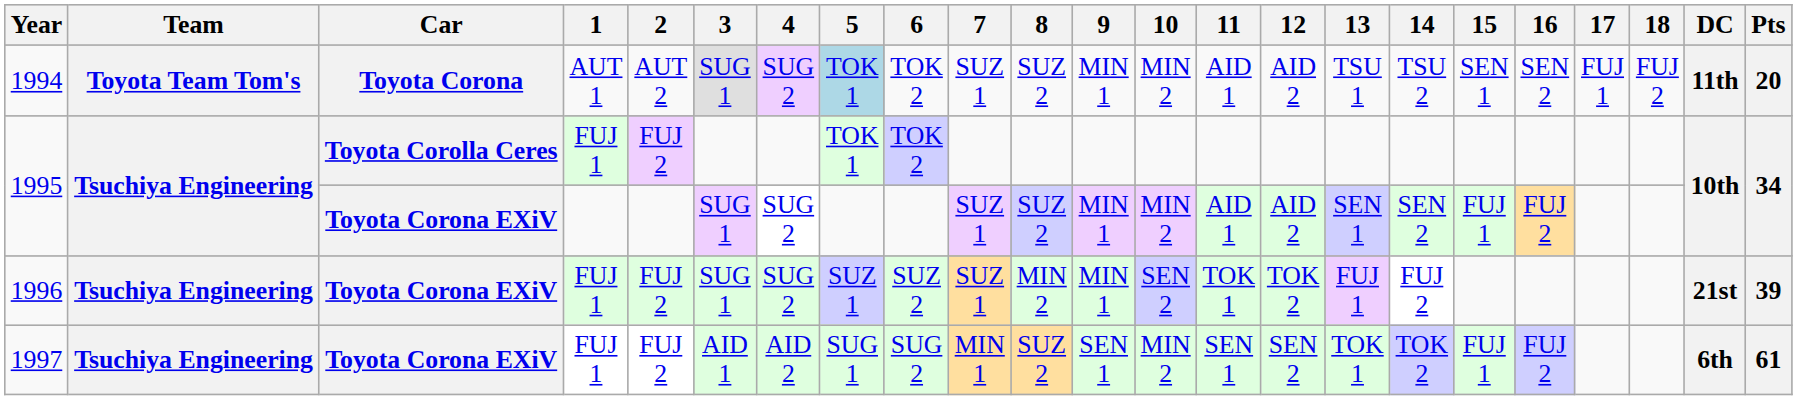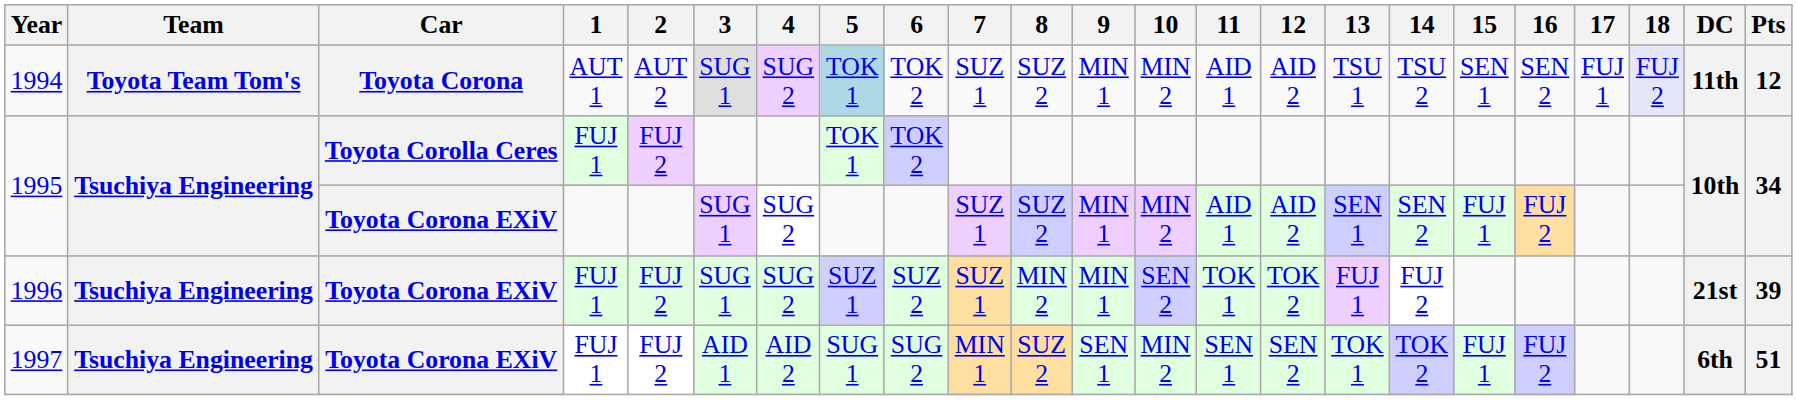(1657, 80) no background -> (1657, 80) lavender background
(1768, 80) 20 -> (1768, 80) 12
(1768, 359) 61 -> (1768, 359) 51
